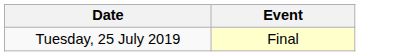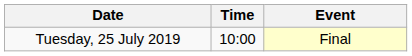+ column: (237, 16)
